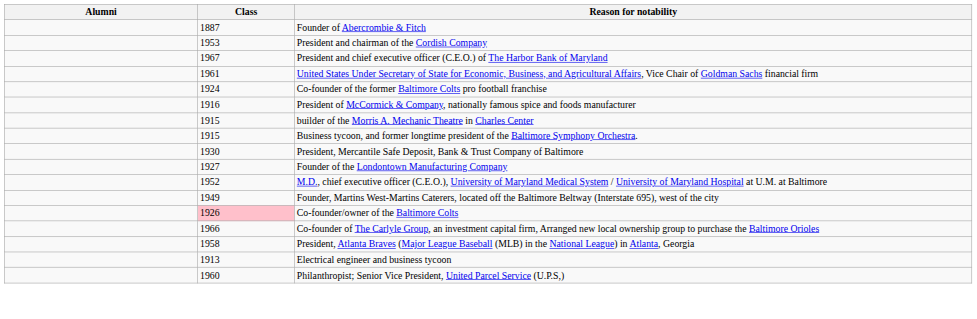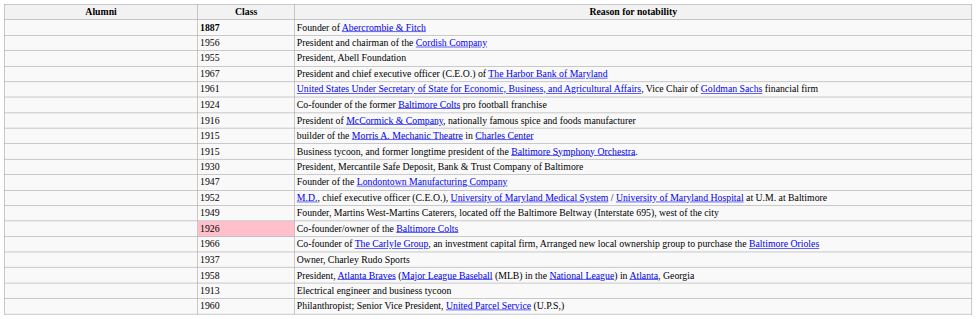(210, 27) normal -> (210, 27) bold
(210, 43) 1953 -> (210, 43) 1956
+ row: (351, 58)
(210, 167) 1927 -> (210, 182) 1947
+ row: (353, 259)
